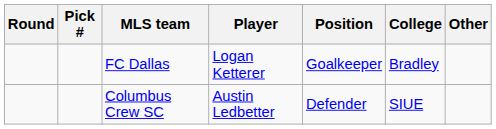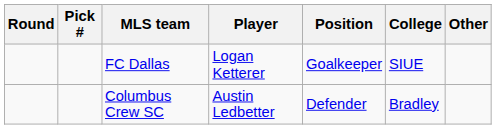(414, 64) Bradley -> (406, 64) SIUE
(406, 104) SIUE -> (414, 104) Bradley
